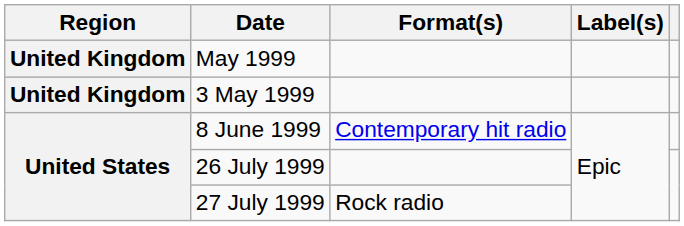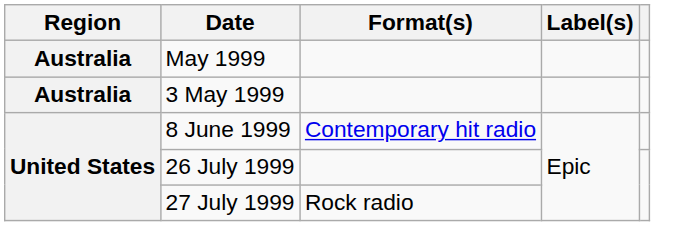(98, 58) United Kingdom -> (83, 58) Australia
(98, 94) United Kingdom -> (83, 94) Australia
